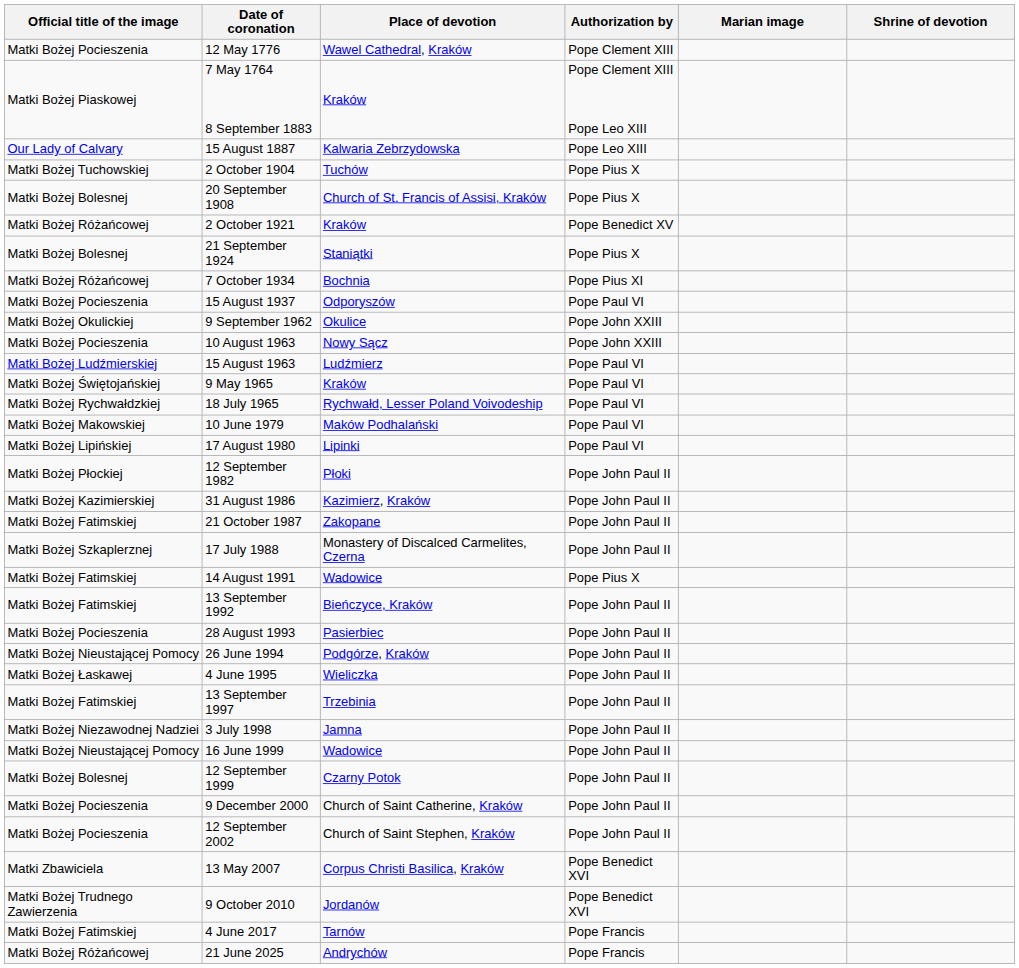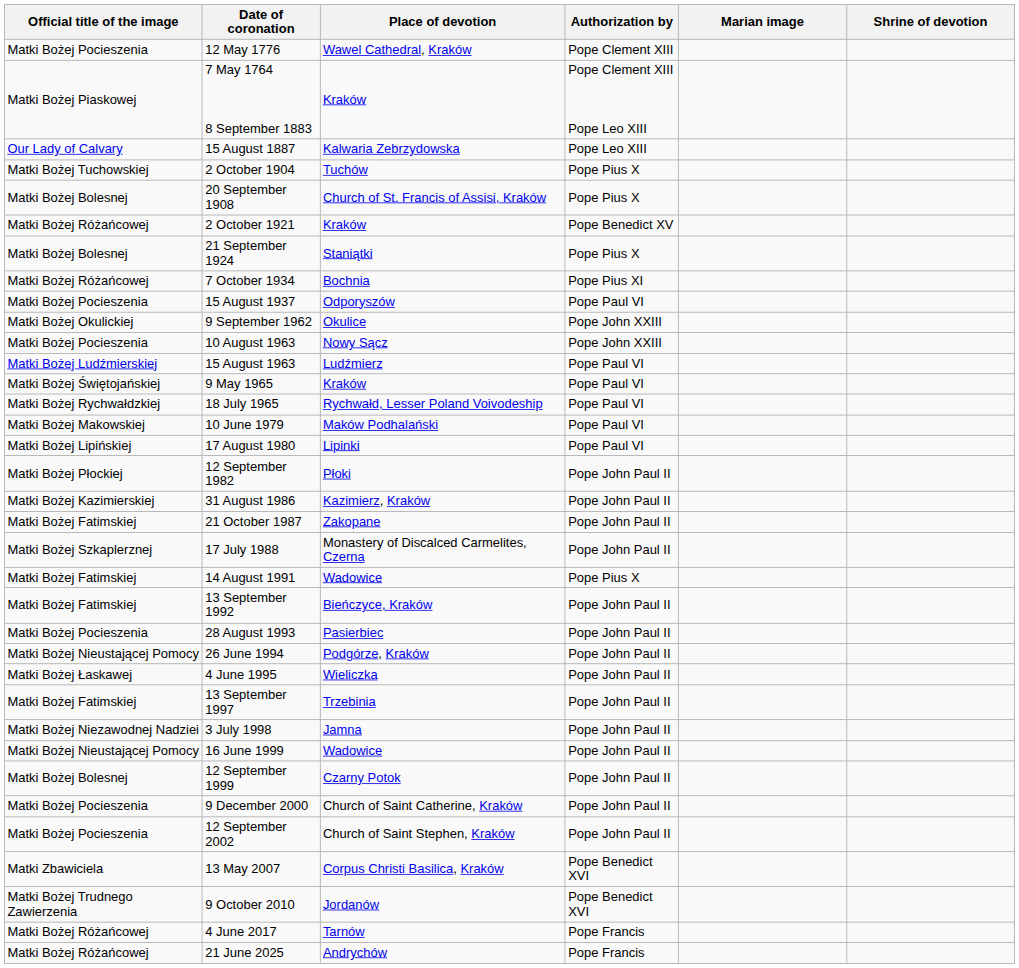(72, 932) Matki Bożej Fatimskiej -> (78, 932) Matki Bożej Różańcowej
